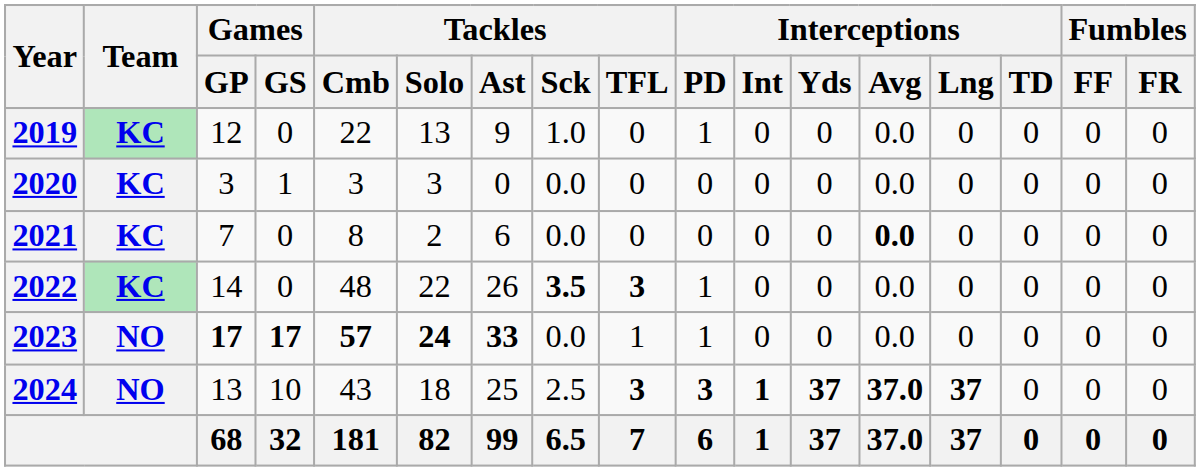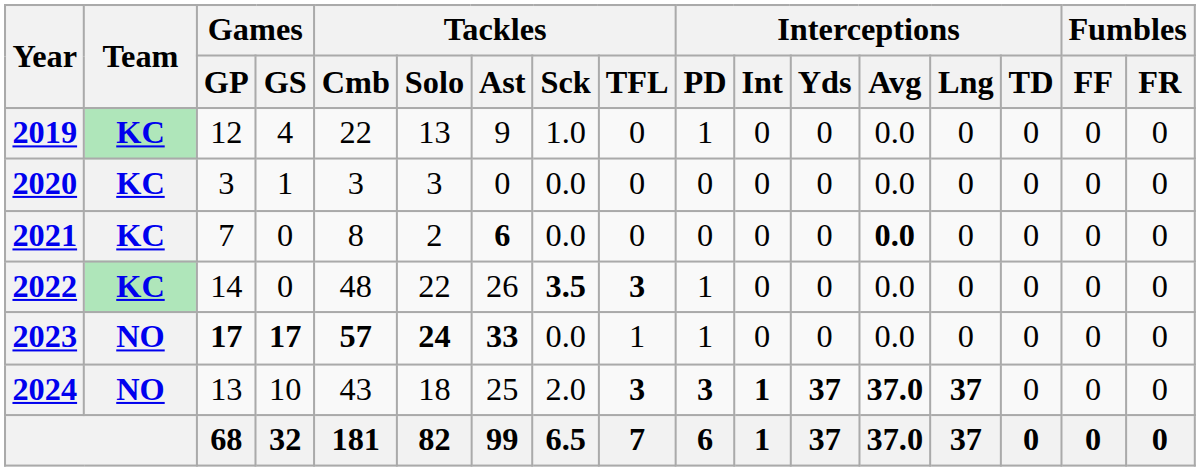(285, 132) 0 -> (285, 132) 4
(502, 235) normal -> (502, 235) bold
(566, 388) 2.5 -> (566, 388) 2.0
